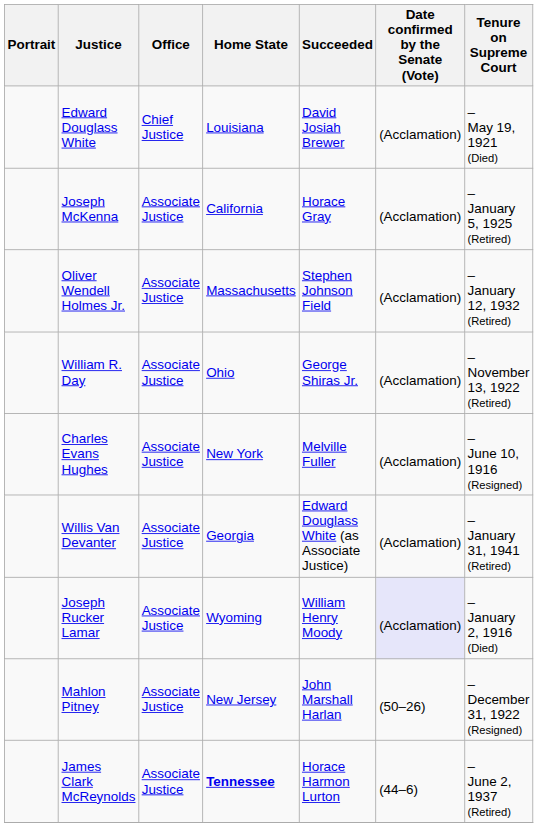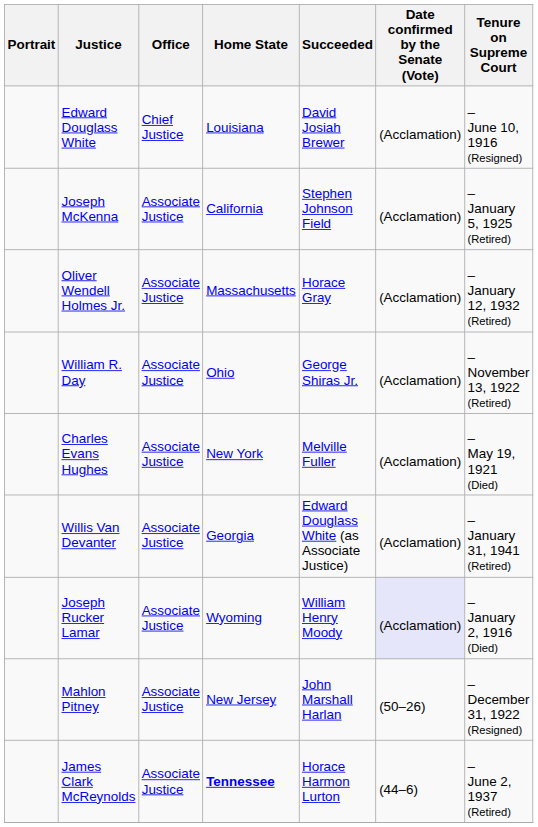(491, 134) – May 19, 1921 (Died) -> (495, 134) – June 10, 1916 (Resigned)
(324, 208) Horace Gray -> (327, 208) Stephen Johnson Field
(327, 290) Stephen Johnson Field -> (324, 290) Horace Gray
(495, 461) – June 10, 1916 (Resigned) -> (491, 461) – May 19, 1921 (Died)
